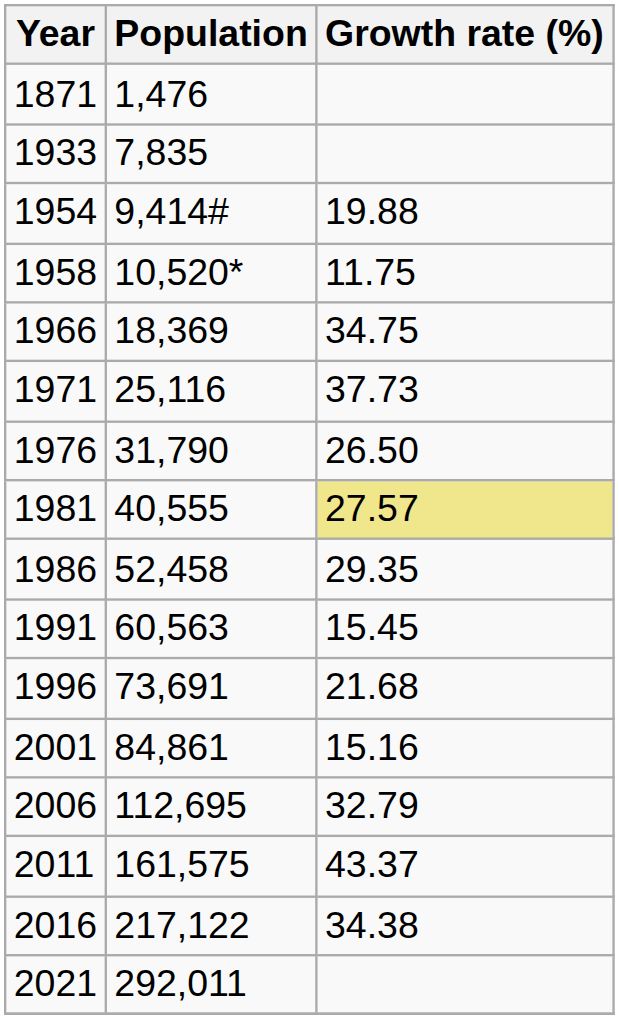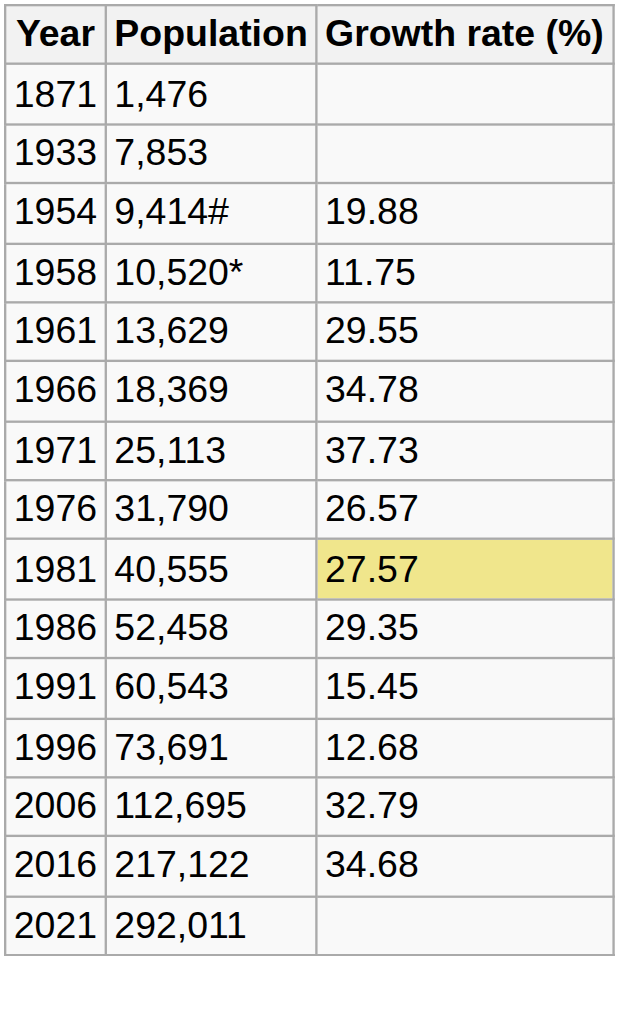(161, 152) 7,835 -> (161, 152) 7,853
+ row: (55, 331)
(372, 331) 34.75 -> (372, 390) 34.78
(170, 390) 25,116 -> (170, 449) 25,113
(372, 449) 26.50 -> (372, 509) 26.57
(172, 627) 60,563 -> (172, 687) 60,543
(372, 687) 21.68 -> (372, 746) 12.68
- row: (55, 746)
- row: (54, 865)
(372, 924) 34.38 -> (372, 865) 34.68
